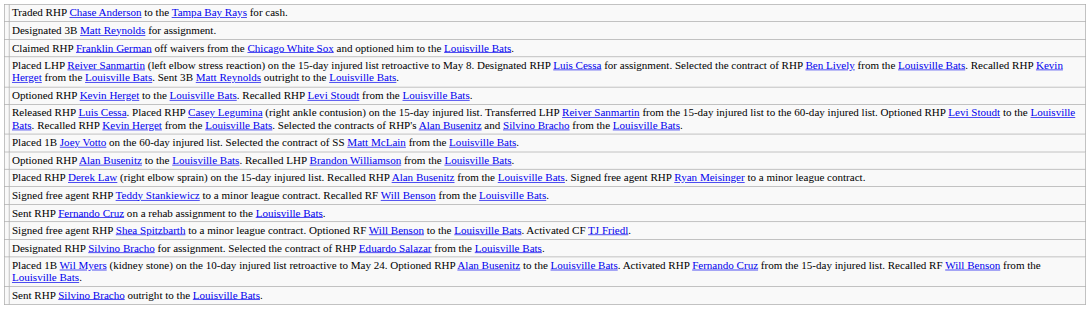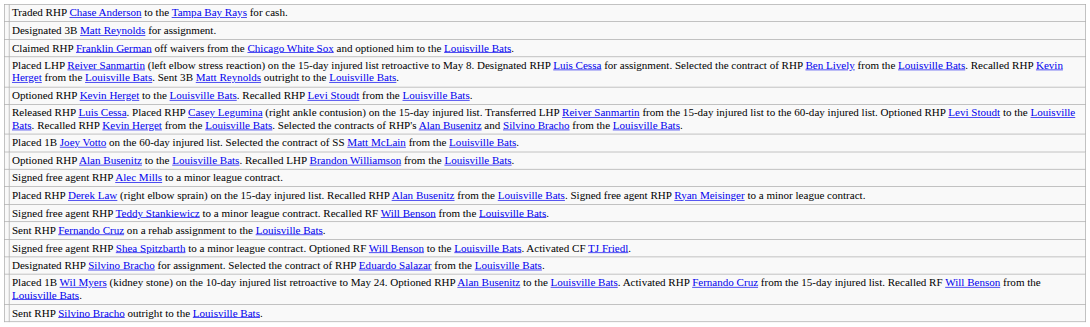+ row: (147, 178)
